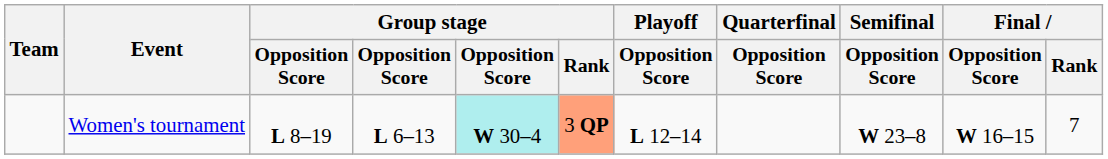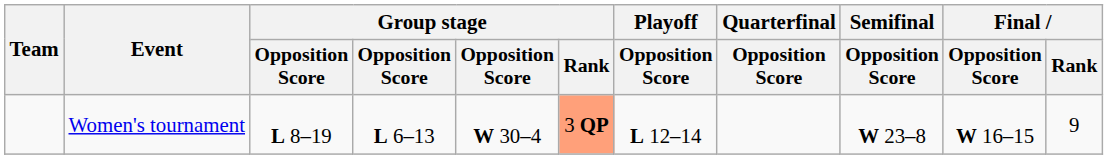(507, 136) paleturquoise background -> (507, 136) no background
(1074, 124) 7 -> (1074, 124) 9
